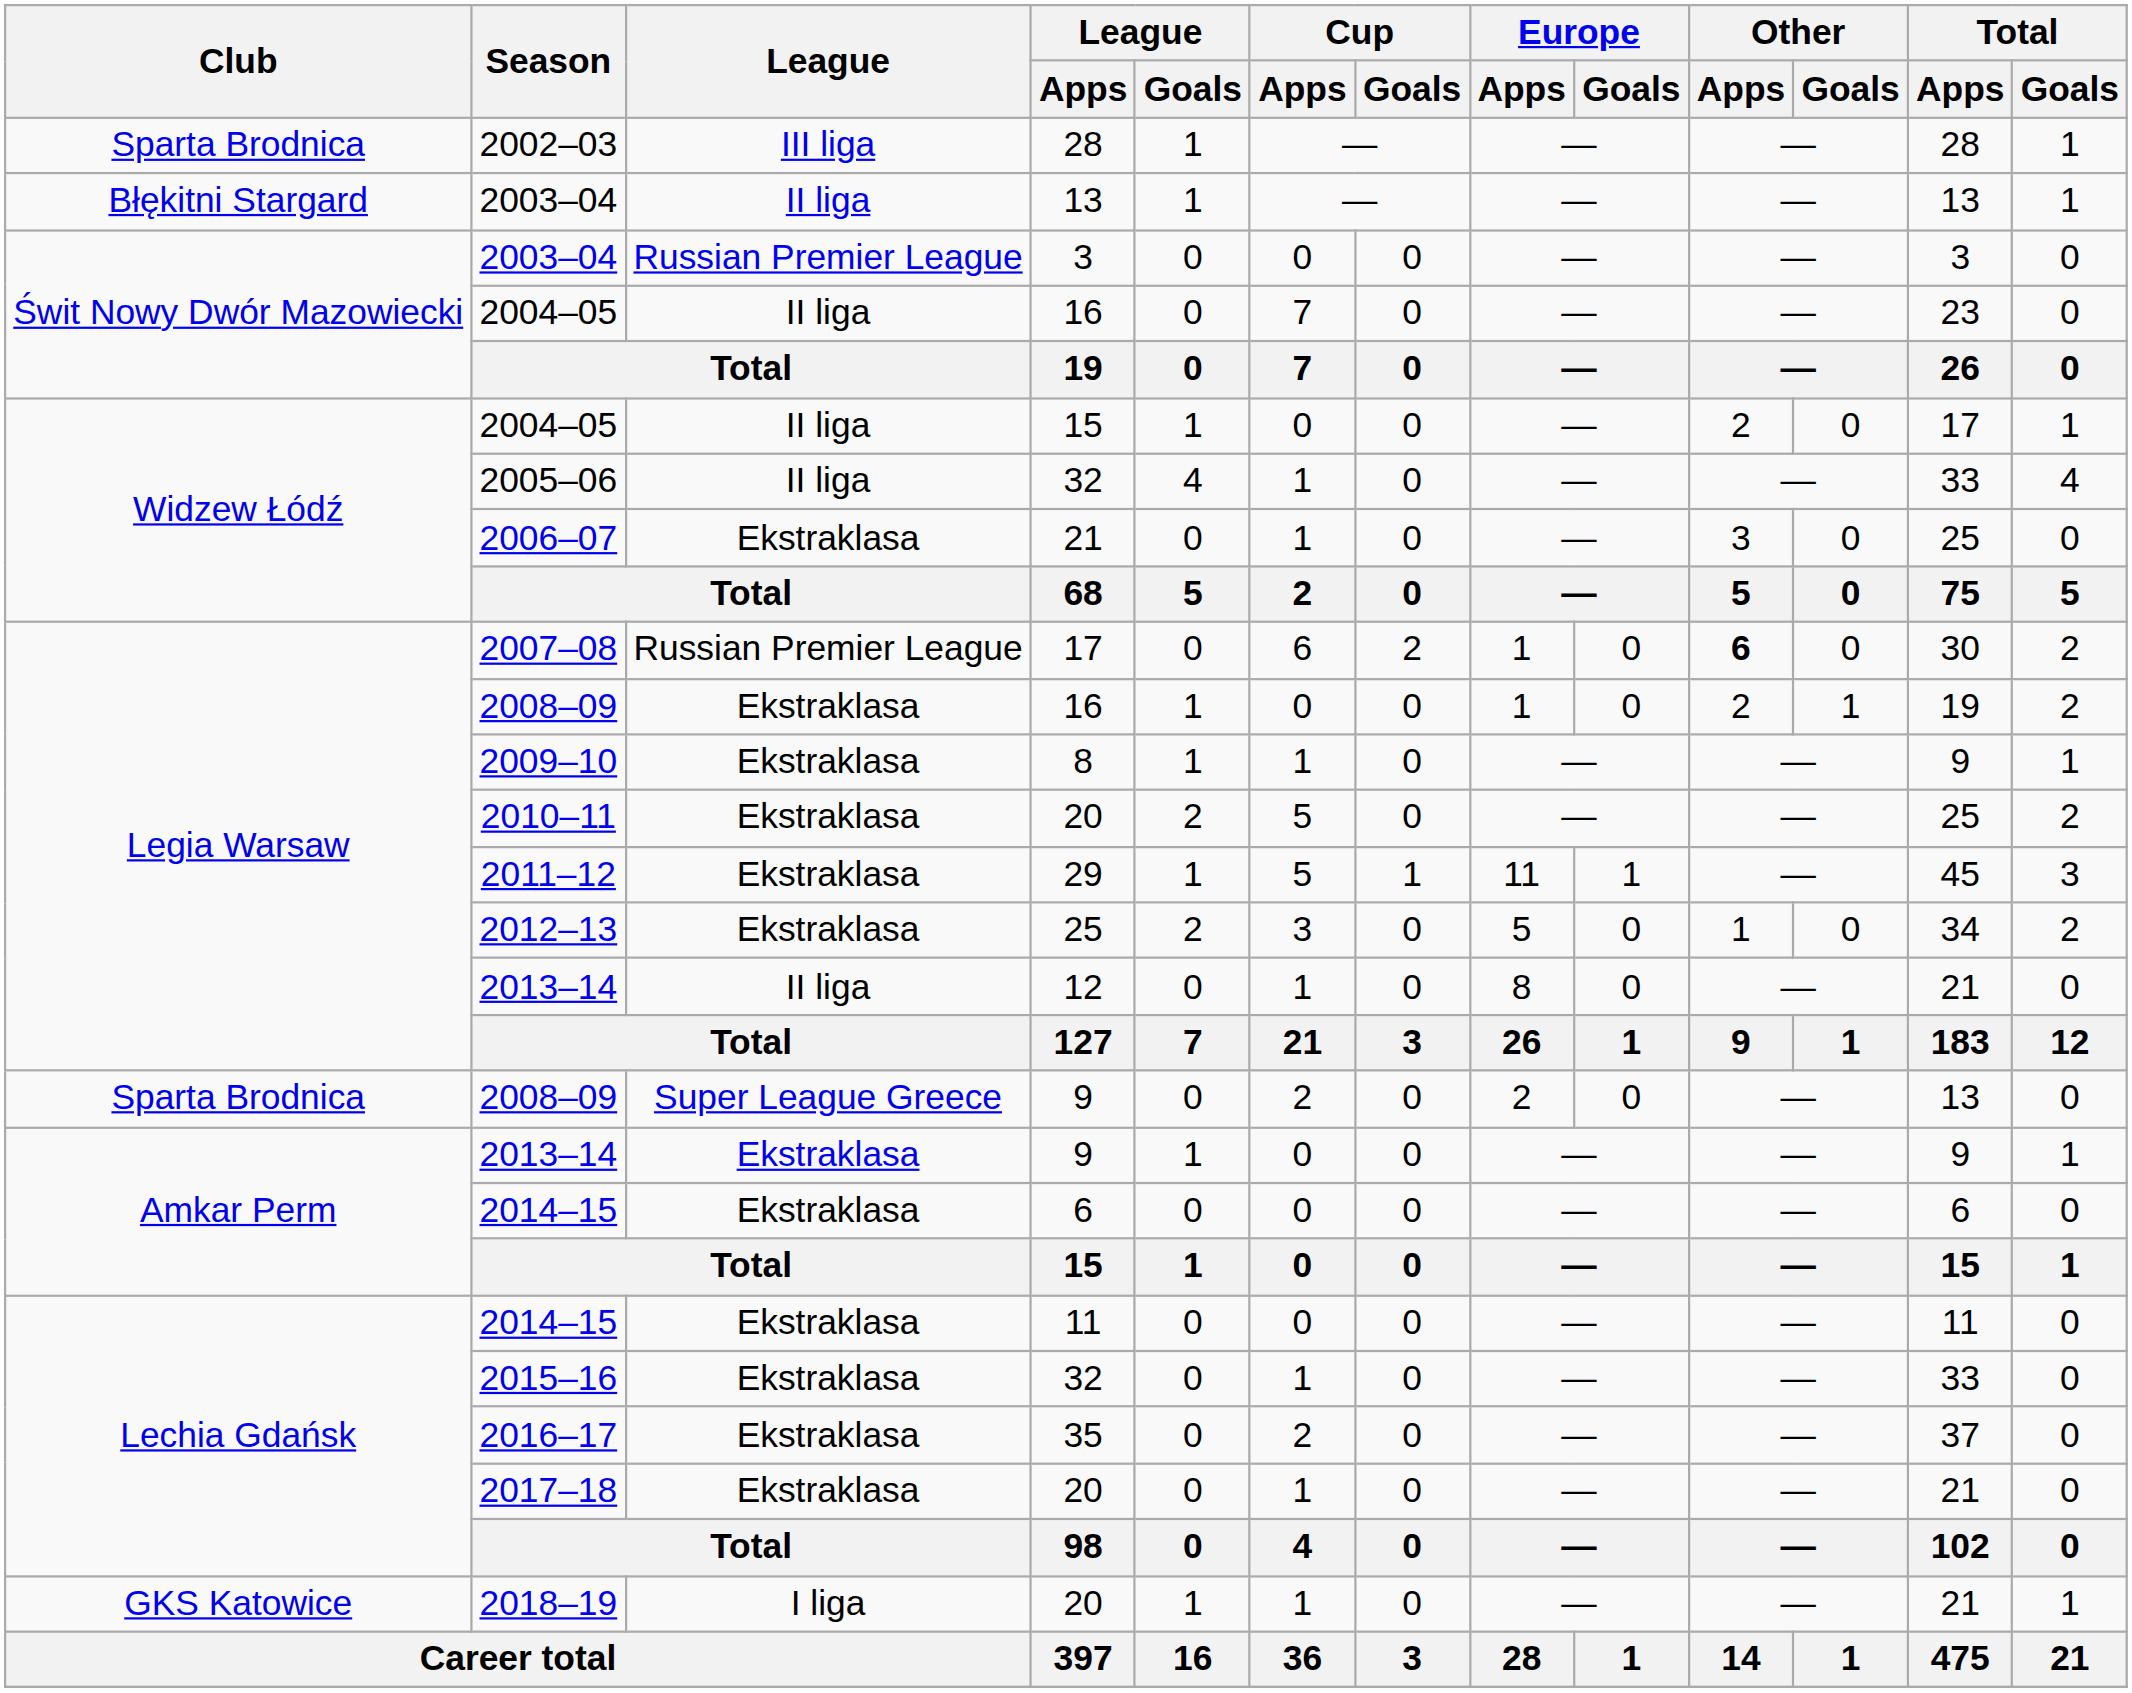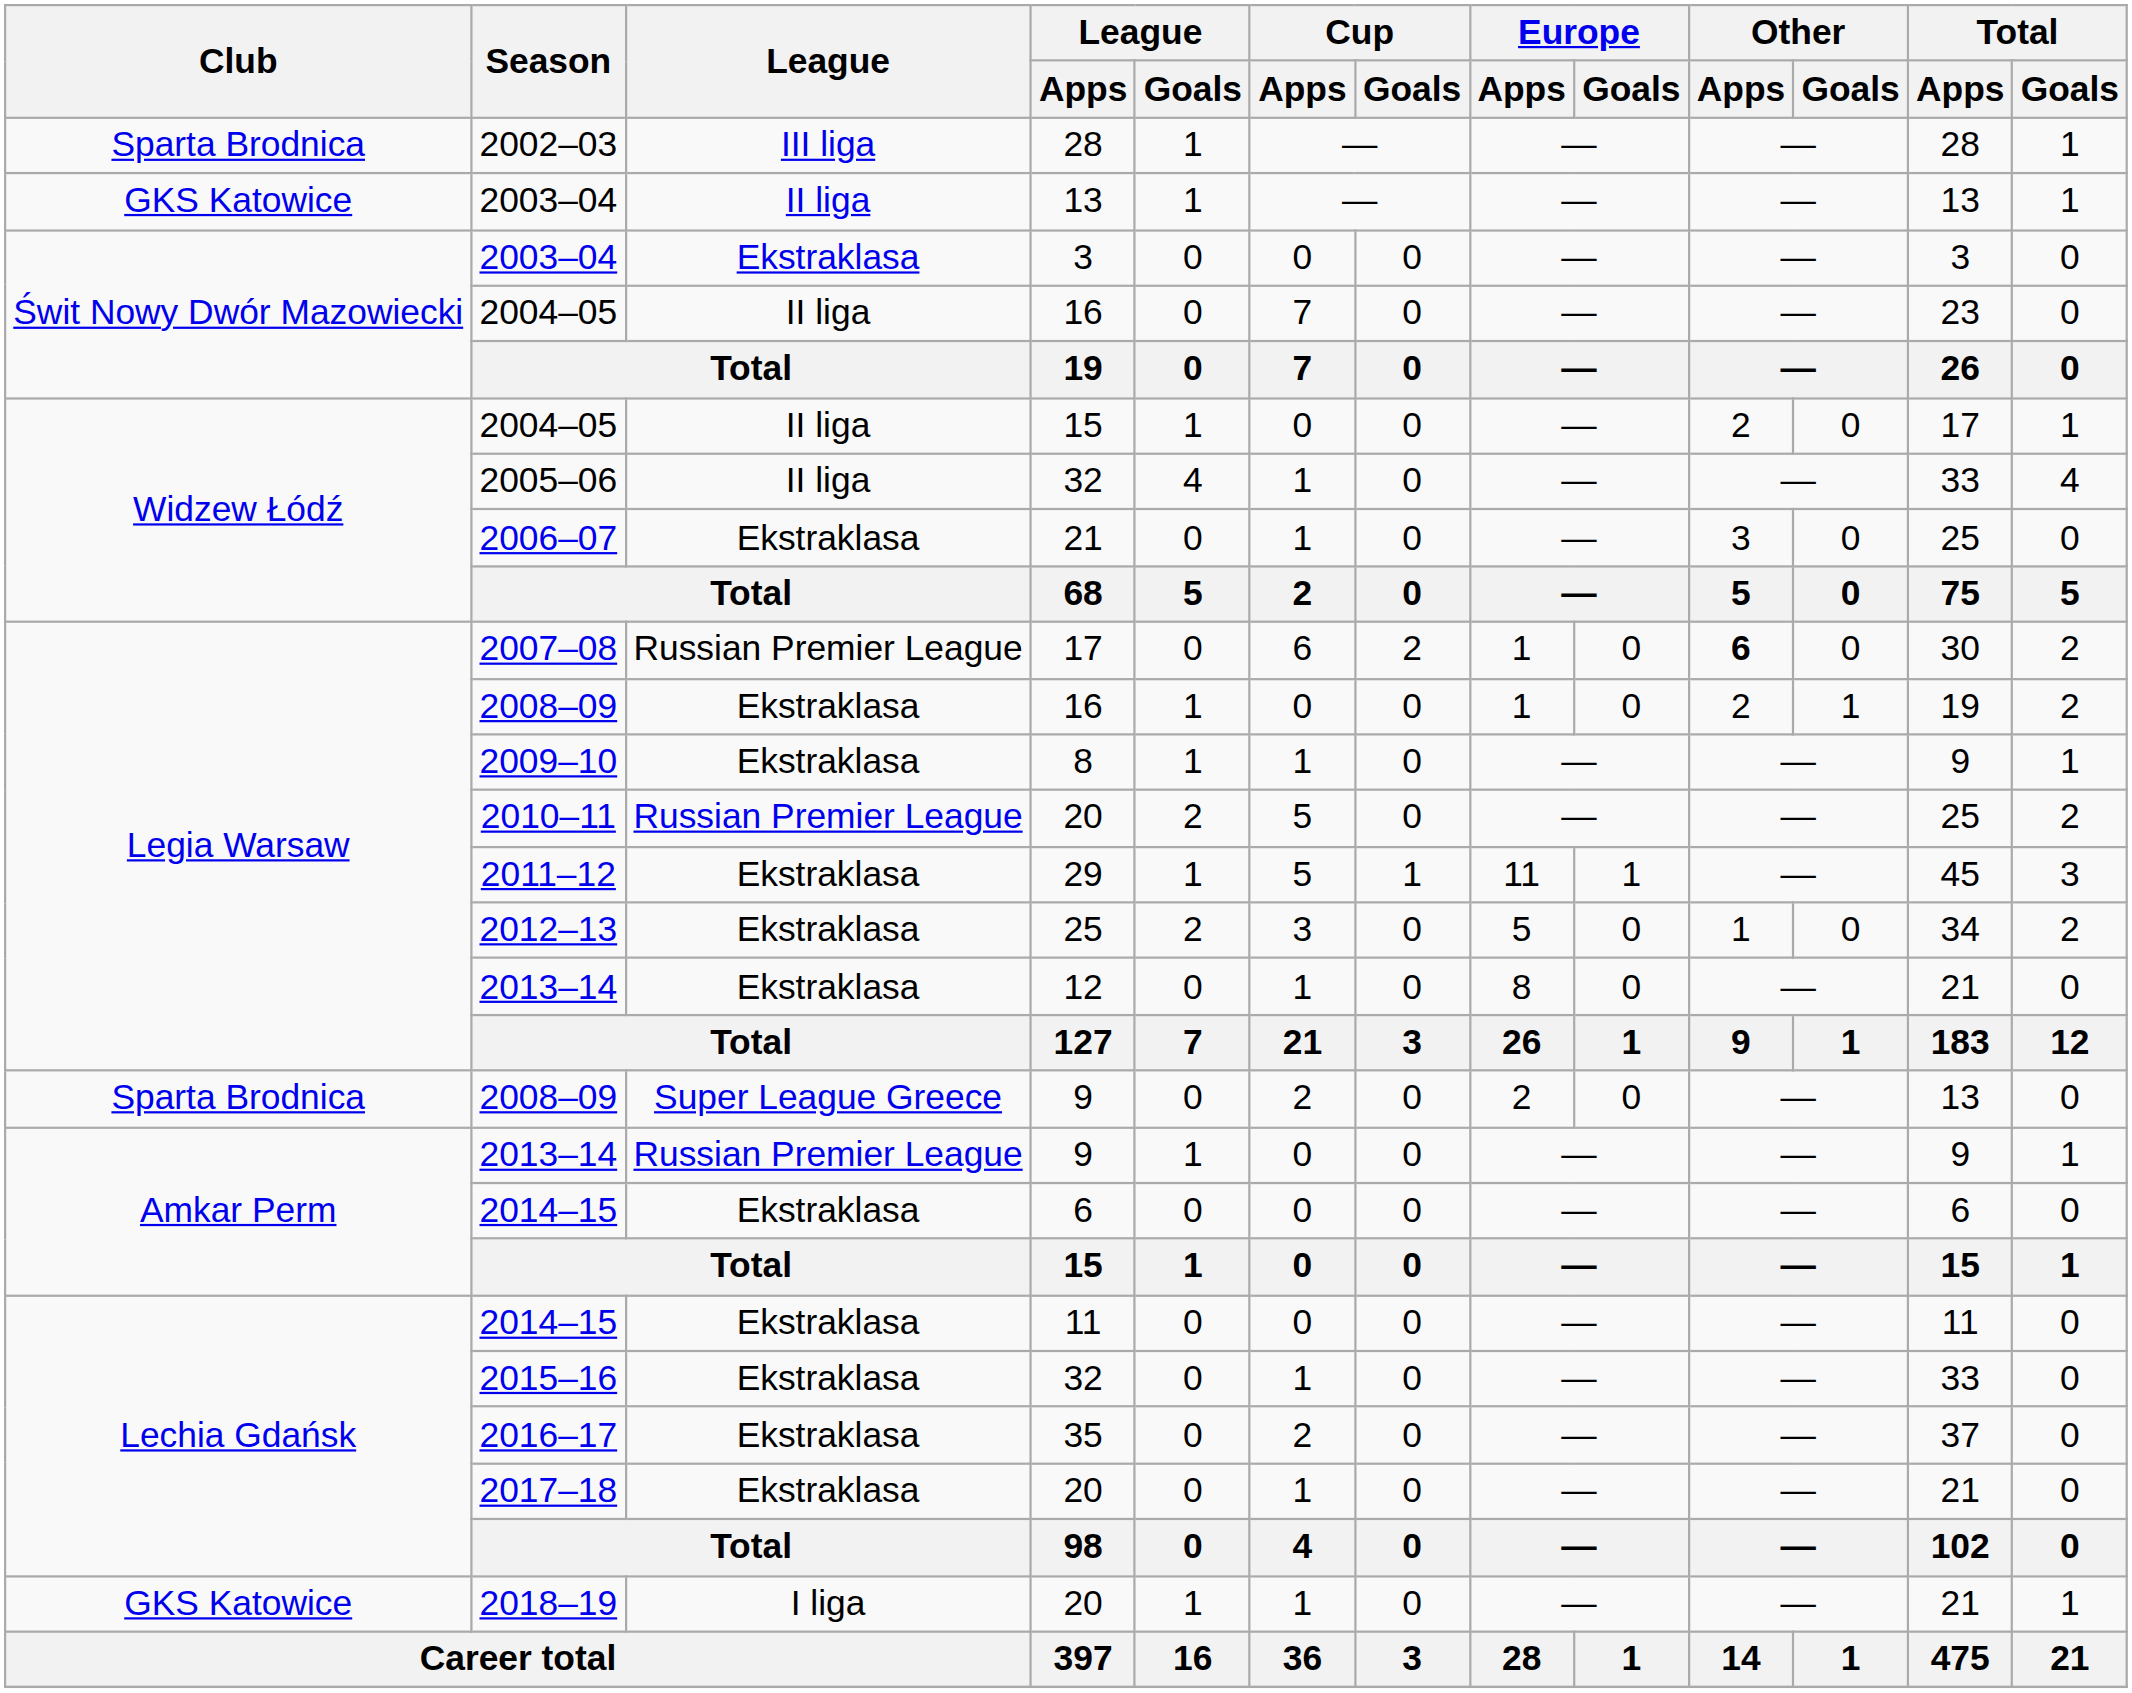(238, 200) Błękitni Stargard -> (238, 200) GKS Katowice
(828, 256) Russian Premier League -> (828, 256) Ekstraklasa
(828, 817) Ekstraklasa -> (828, 817) Russian Premier League
(828, 985) II liga -> (828, 985) Ekstraklasa
(828, 1154) Ekstraklasa -> (828, 1154) Russian Premier League
